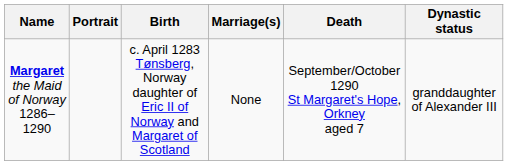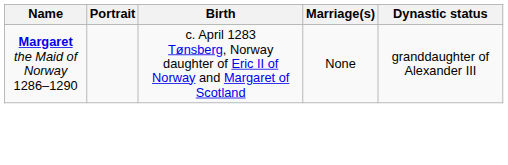- column: (344, 21)
